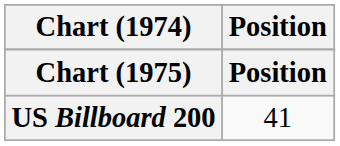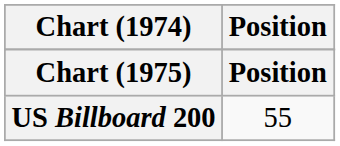(278, 117) 41 -> (278, 117) 55
